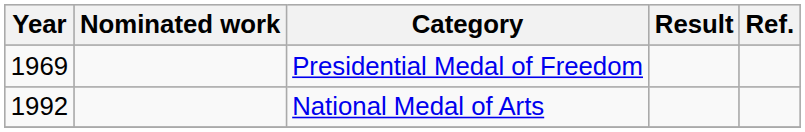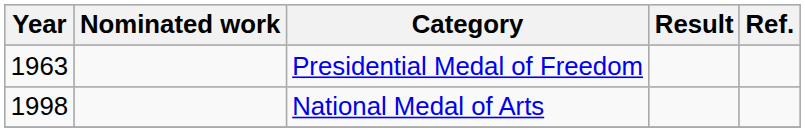(39, 65) 1969 -> (39, 65) 1963
(39, 106) 1992 -> (39, 106) 1998
